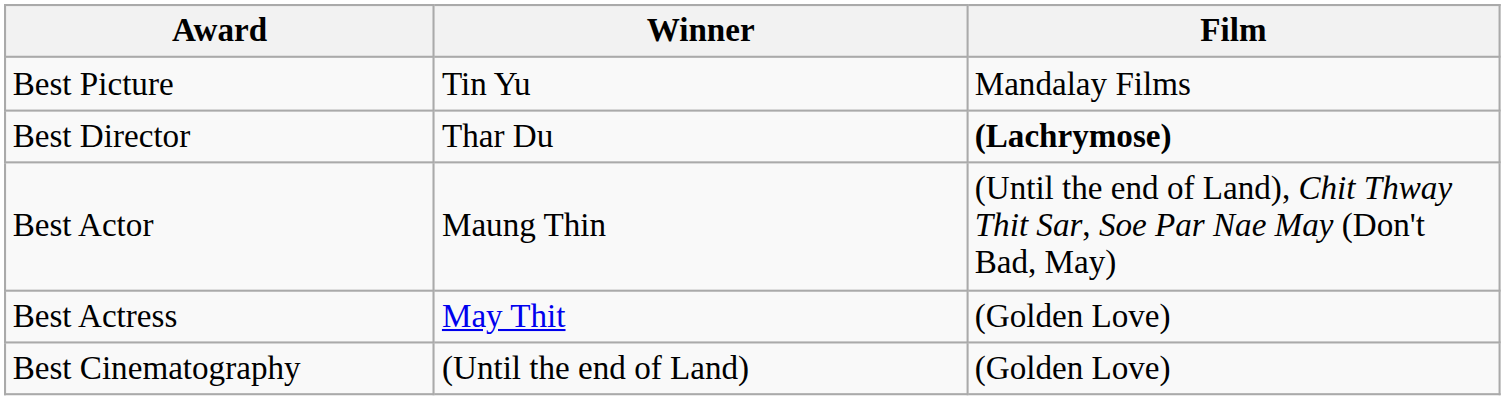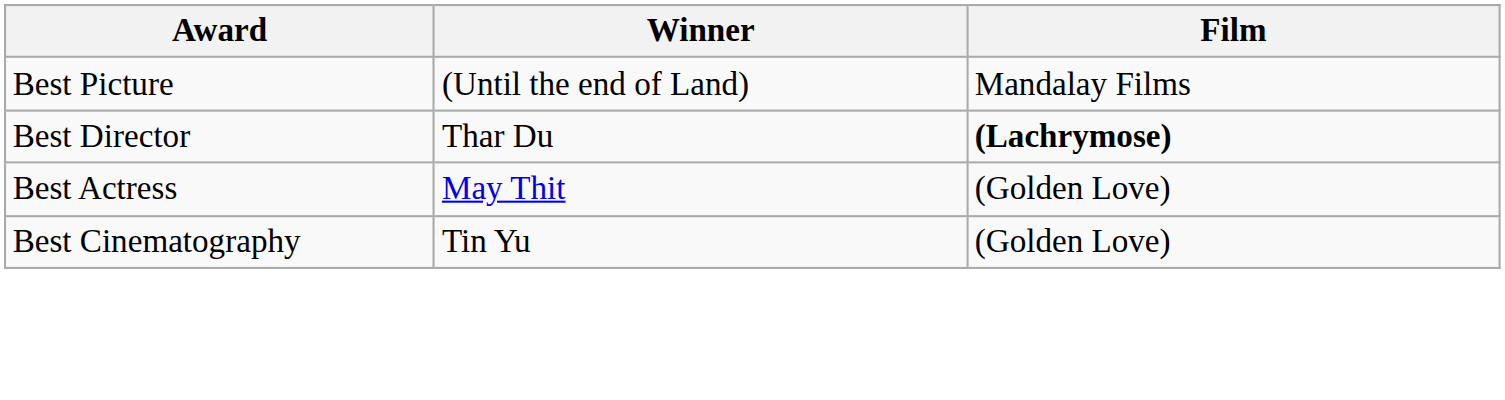(486, 83) Tin Yu -> (596, 83) (Until the end of Land)
- row: (83, 225)
(596, 367) (Until the end of Land) -> (486, 240) Tin Yu
